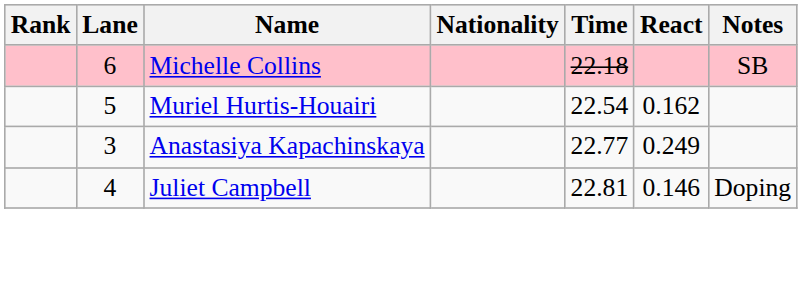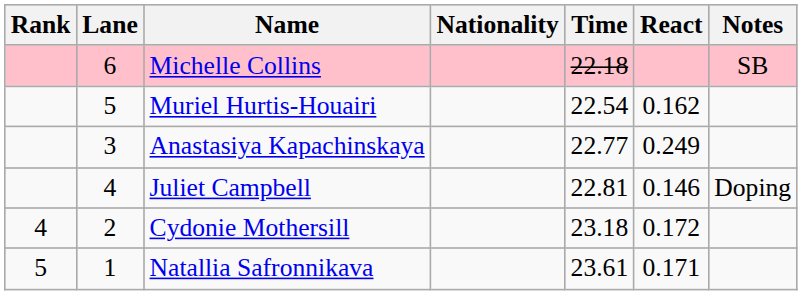+ row: (249, 227)
+ row: (262, 268)
